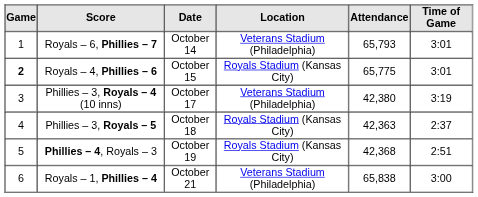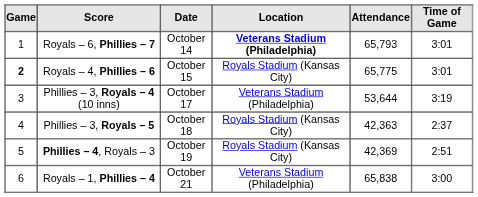(282, 45) normal -> (281, 45) bold
(379, 98) 42,380 -> (381, 98) 53,644
(379, 152) 42,368 -> (381, 152) 42,369
